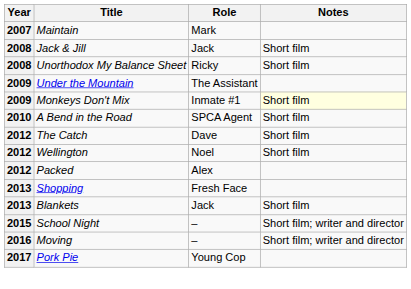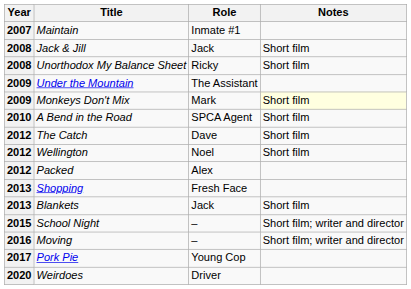(204, 30) Mark -> (216, 30) Inmate #1
(216, 100) Inmate #1 -> (204, 100) Mark
+ row: (60, 275)
